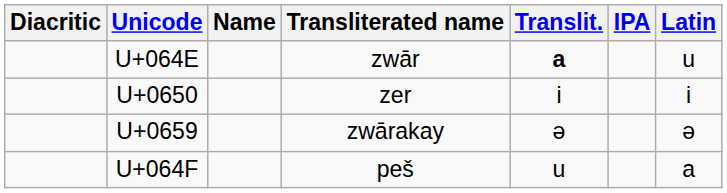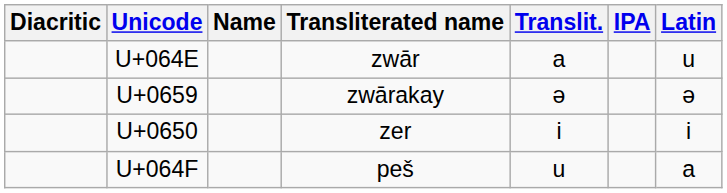(559, 59) bold -> (559, 59) normal
rows swapped: (157, 132) <-> (157, 95)
